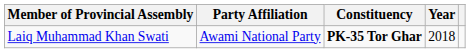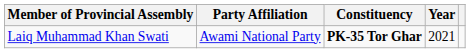(442, 36) 2018 -> (442, 36) 2021
